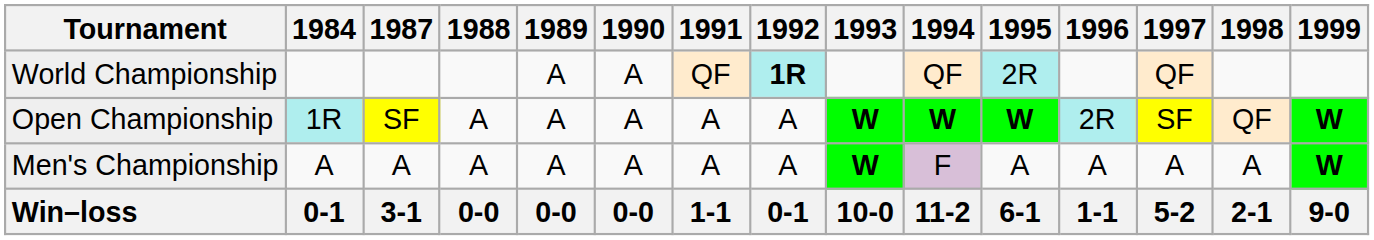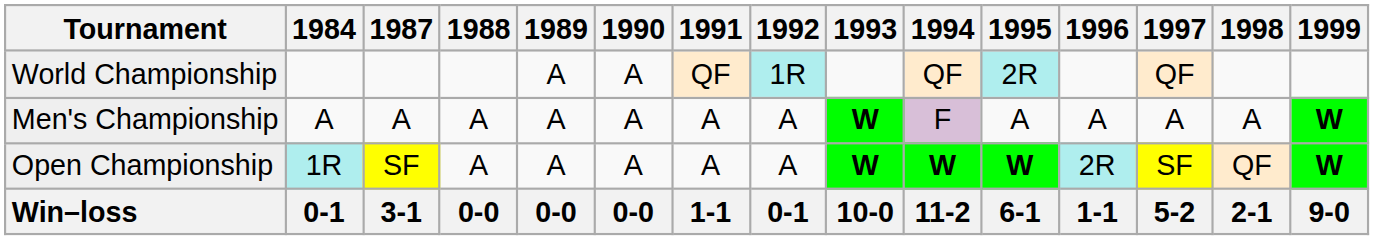(788, 74) bold -> (788, 74) normal
rows swapped: (142, 120) <-> (145, 166)
